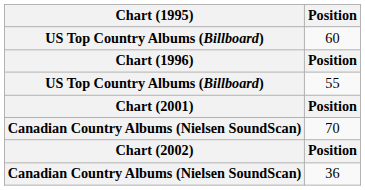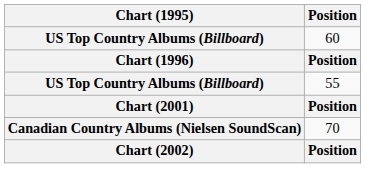- row: (332, 173)
